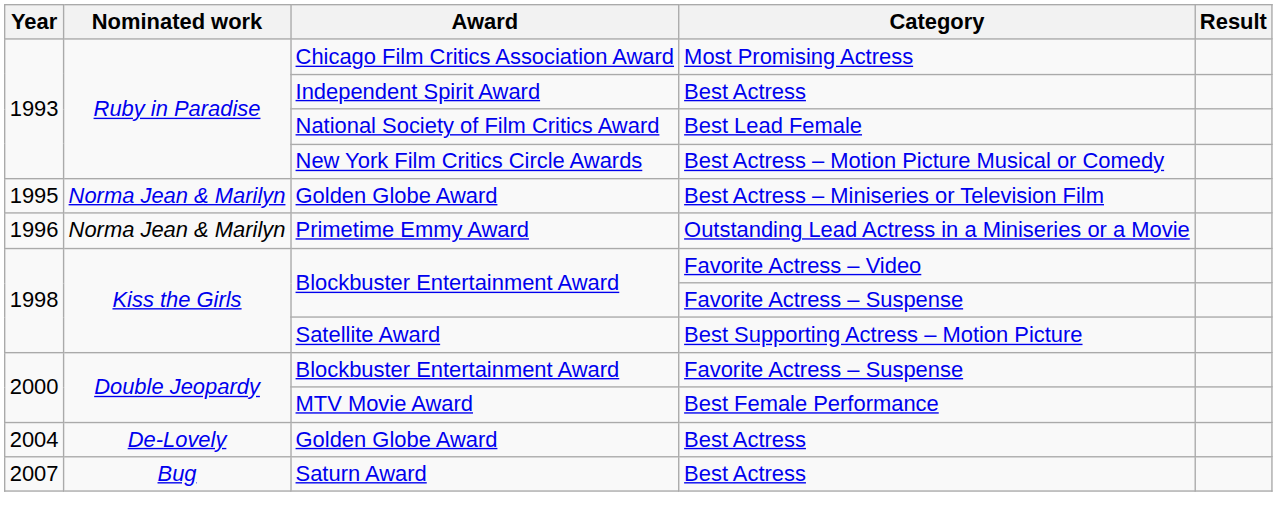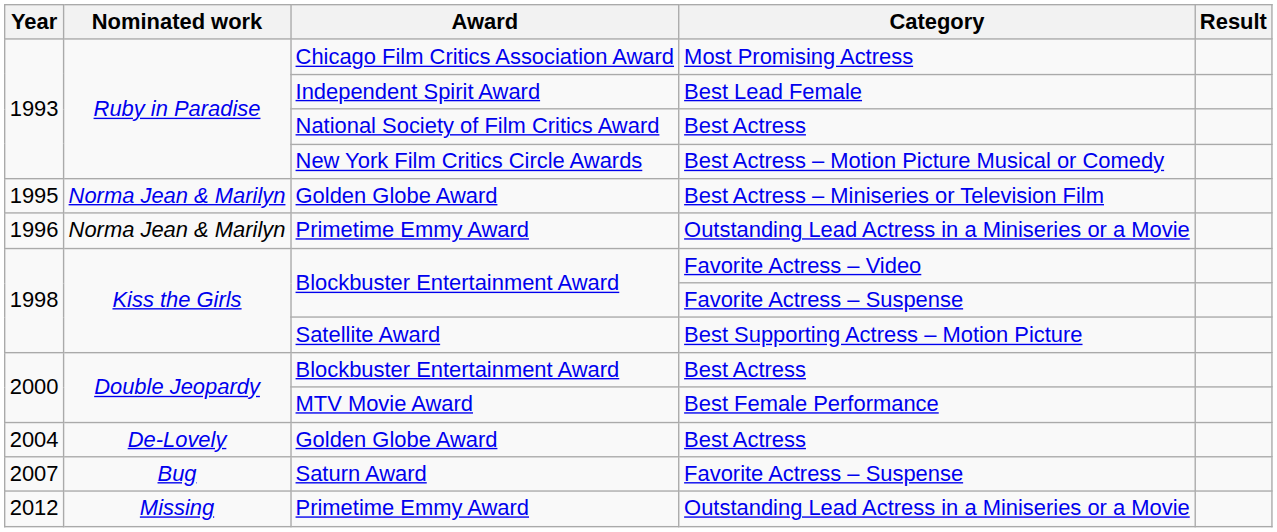(745, 91) Best Actress -> (773, 91) Best Lead Female
(773, 126) Best Lead Female -> (745, 126) Best Actress
(824, 369) Favorite Actress – Suspense -> (745, 369) Best Actress
(745, 473) Best Actress -> (824, 473) Favorite Actress – Suspense
+ row: (34, 508)
